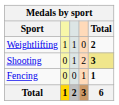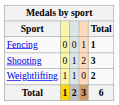rows swapped: (32, 44) <-> (22, 76)
(93, 60) khaki background -> (93, 60) no background
